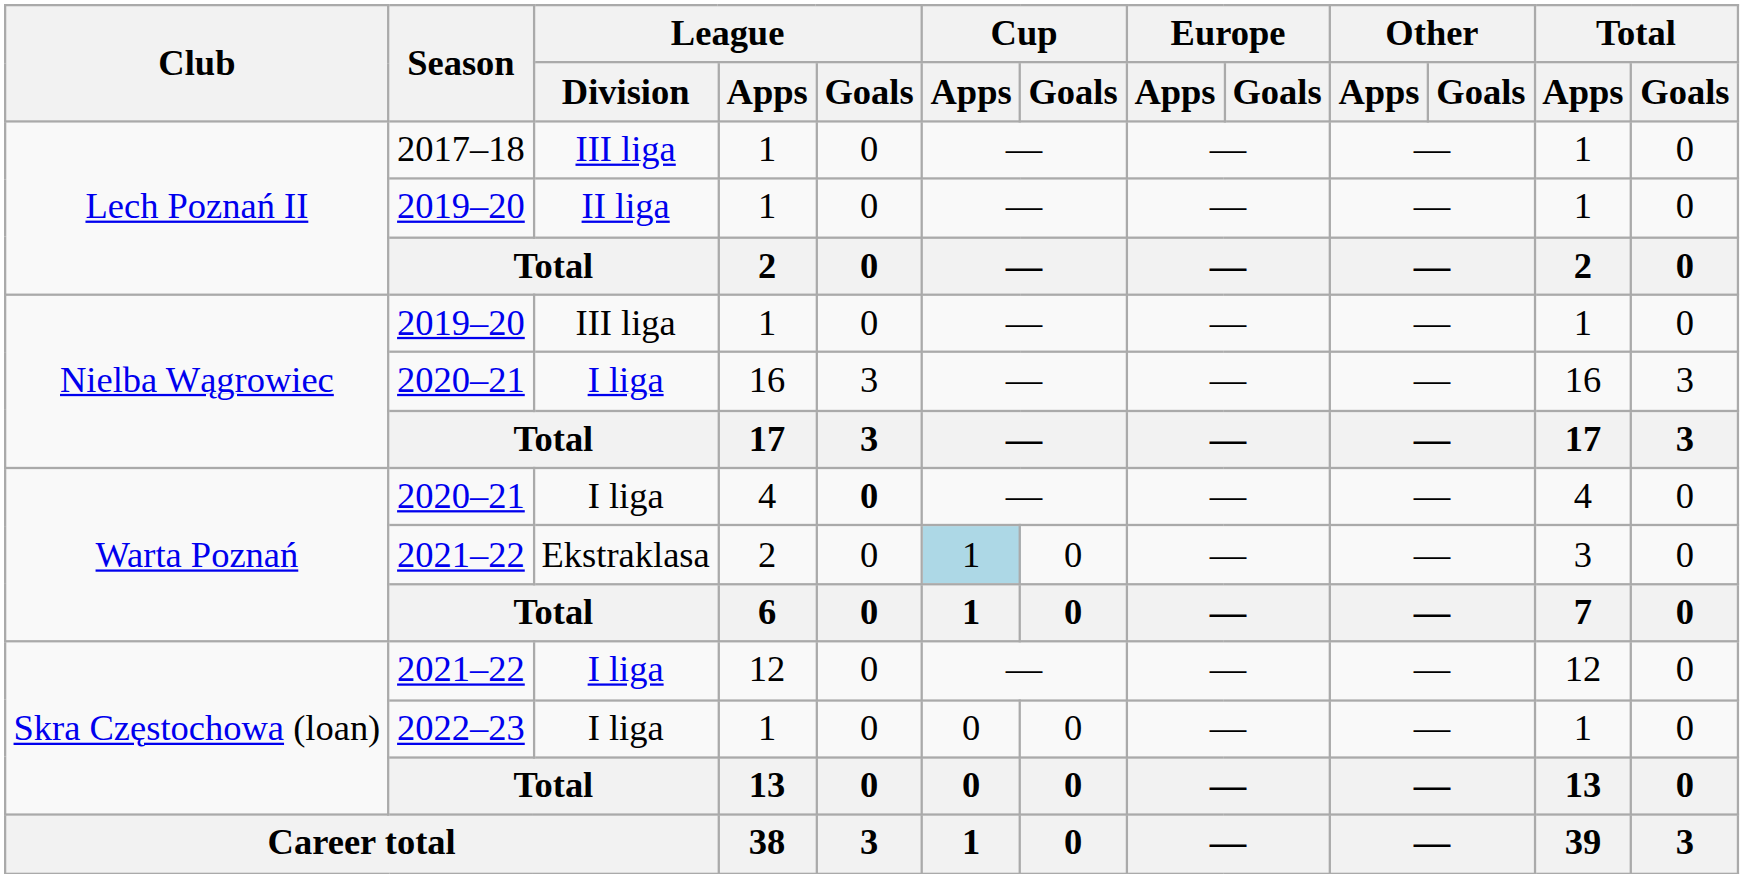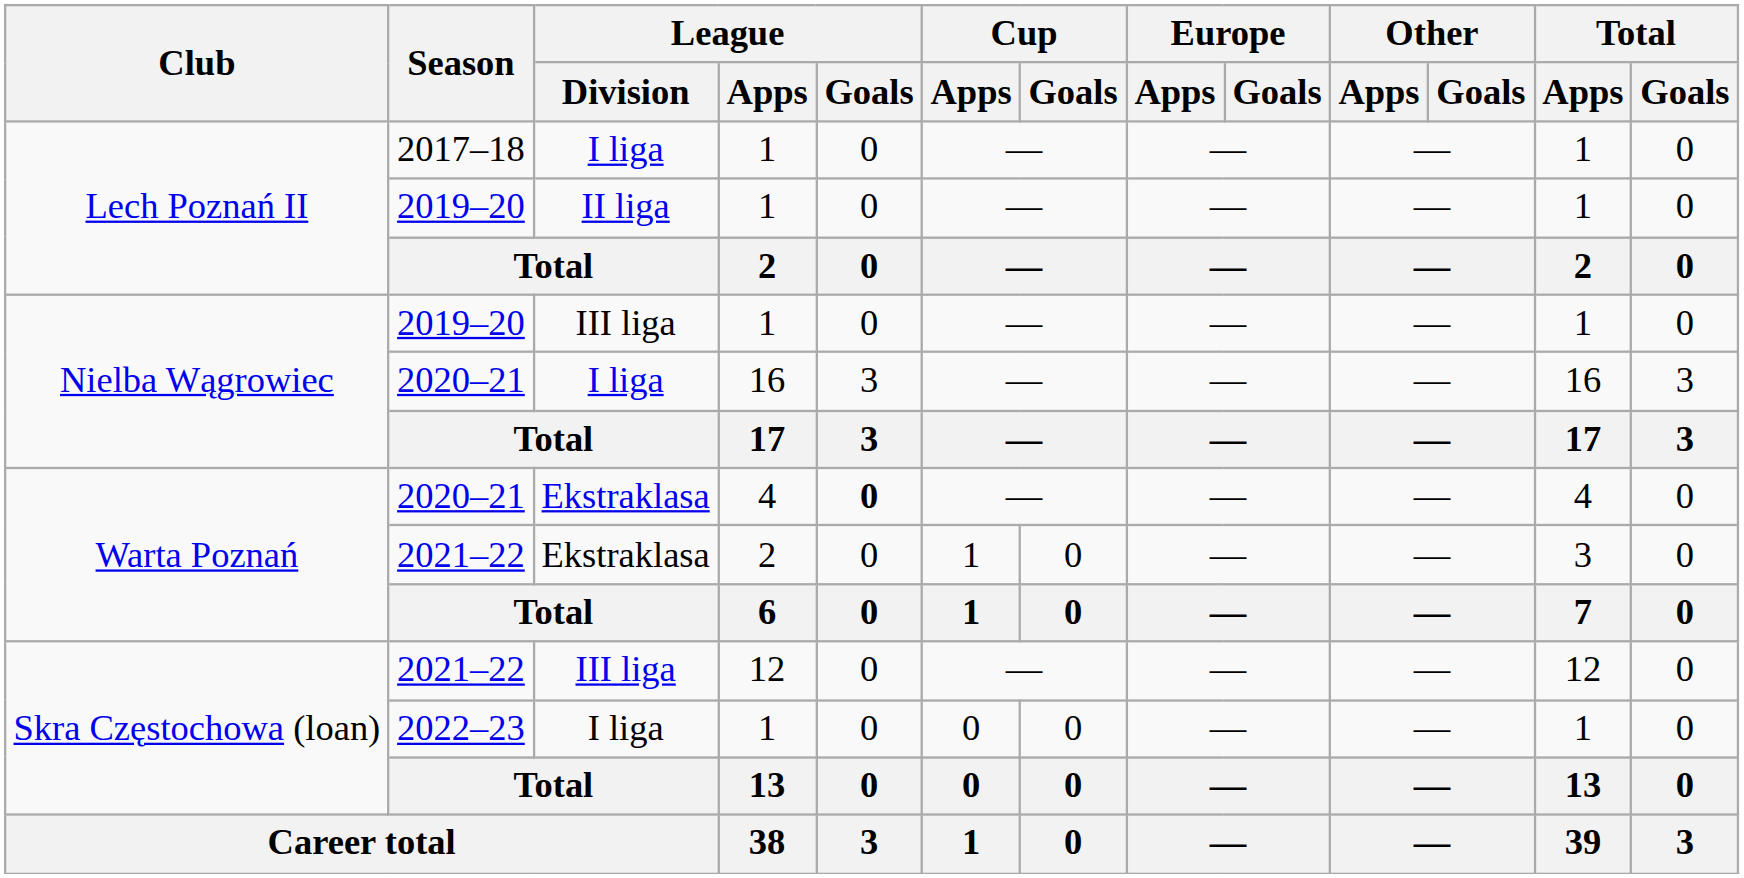(626, 149) III liga -> (626, 149) I liga
(626, 496) I liga -> (626, 496) Ekstraklasa
(971, 554) lightblue background -> (971, 554) no background
(626, 669) I liga -> (626, 669) III liga
